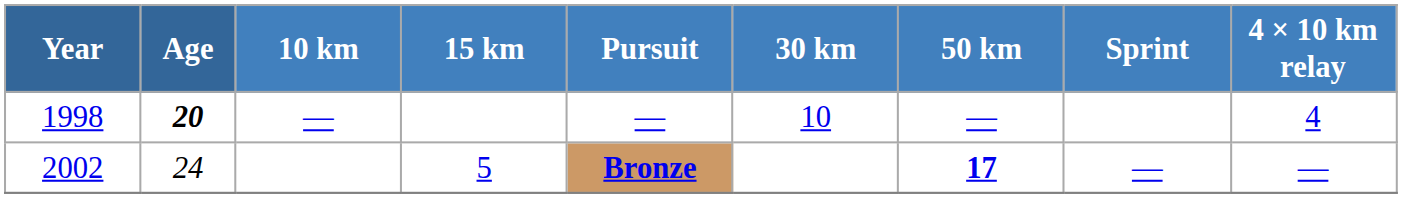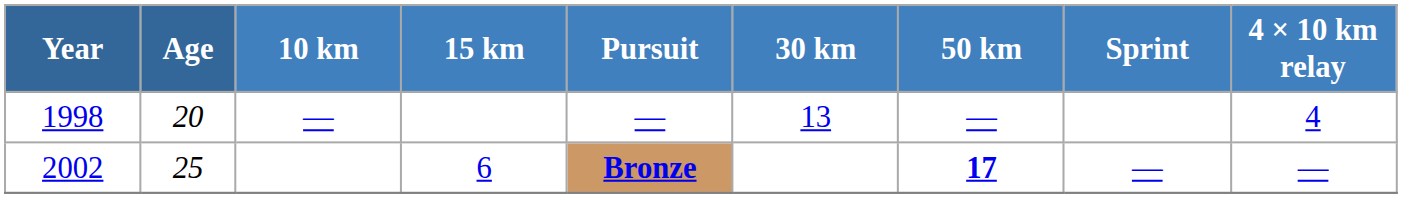(188, 116) bold -> (188, 116) normal
(816, 116) 10 -> (816, 116) 13
(188, 167) 24 -> (188, 167) 25
(484, 167) 5 -> (484, 167) 6
